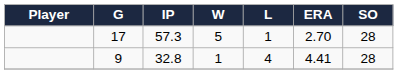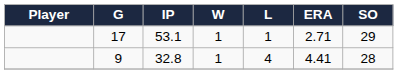(168, 36) 57.3 -> (168, 36) 53.1
(218, 36) 5 -> (218, 36) 1
(318, 36) 2.70 -> (318, 36) 2.71
(368, 36) 28 -> (368, 36) 29
